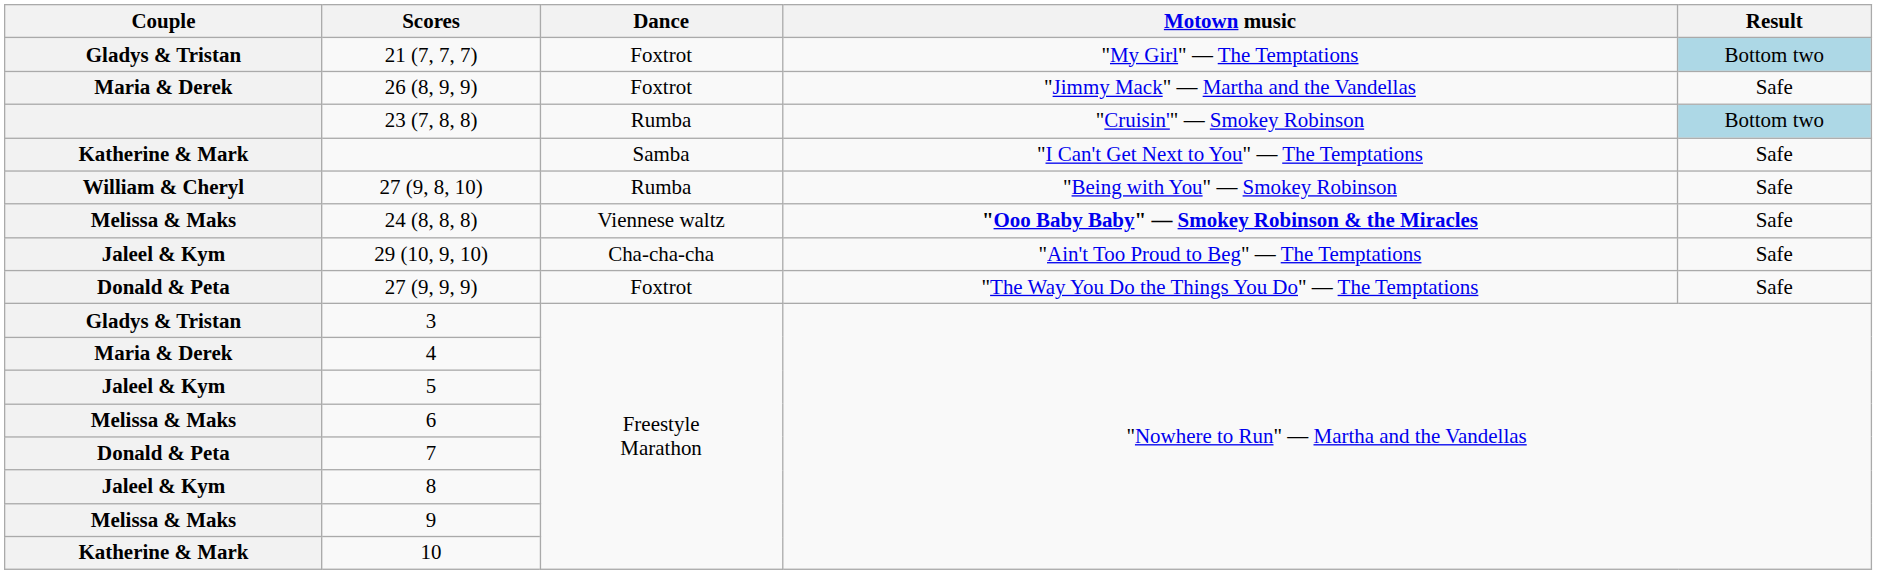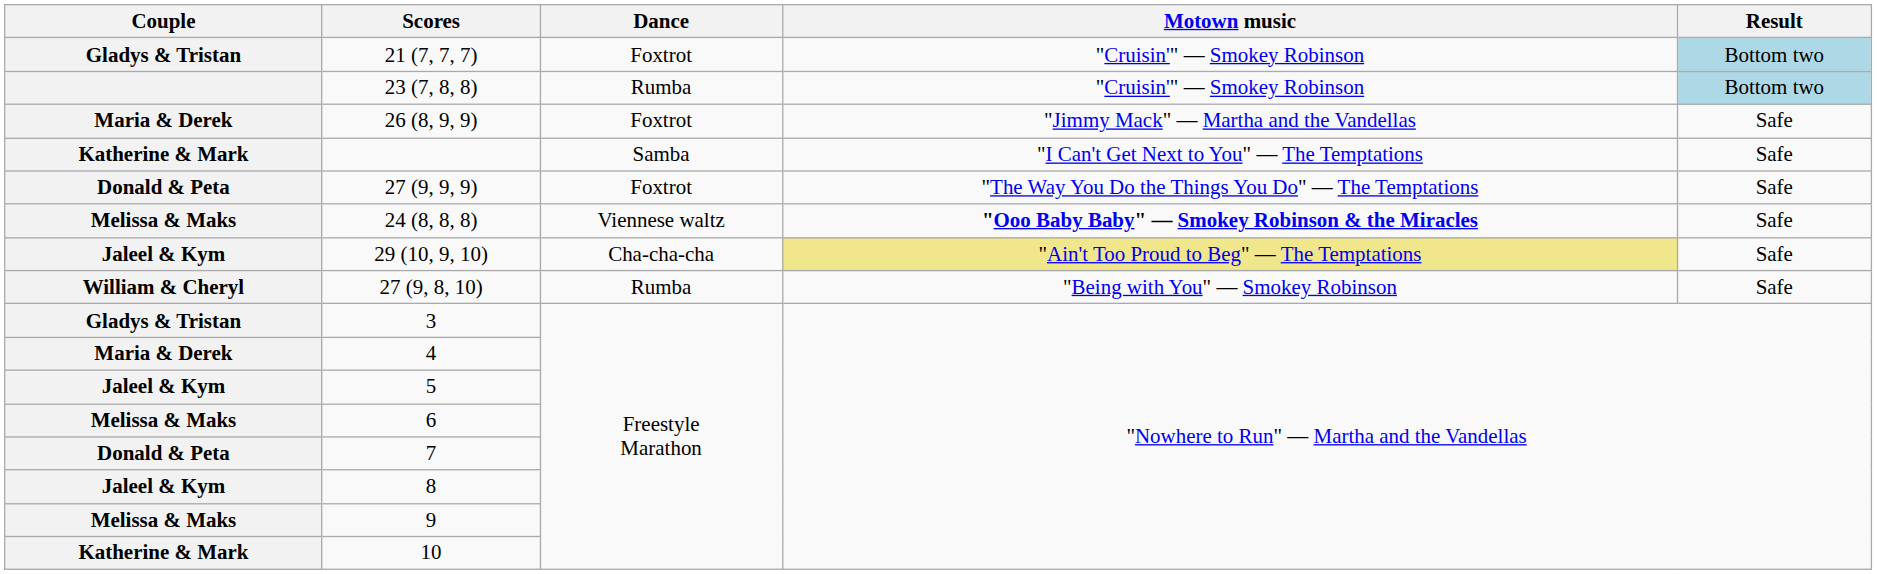(1230, 54) "My Girl" — The Temptations -> (1230, 54) "Cruisin'" — Smokey Robinson
rows swapped: (431, 87) <-> (431, 120)
rows swapped: (431, 287) <-> (431, 187)
(1230, 253) no background -> (1230, 253) khaki background
